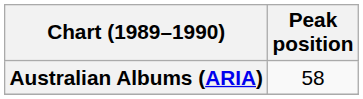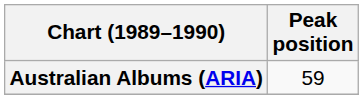(313, 77) 58 -> (313, 77) 59
